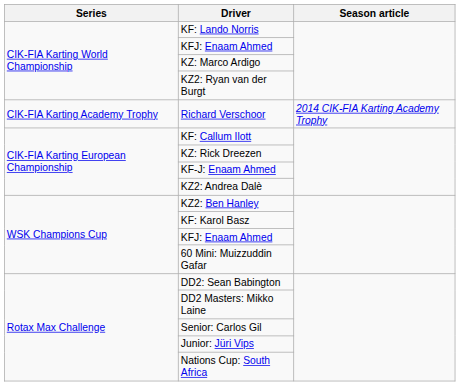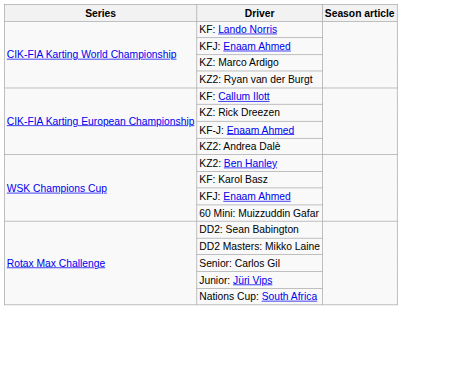- row: (82, 114)
